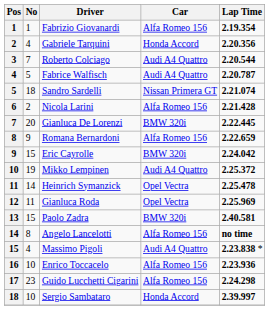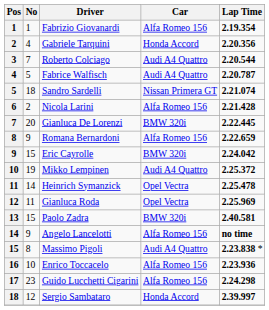(28, 233) 8 -> (28, 233) 9
(28, 249) 4 -> (28, 249) 8
(30, 296) 10 -> (30, 296) 12
